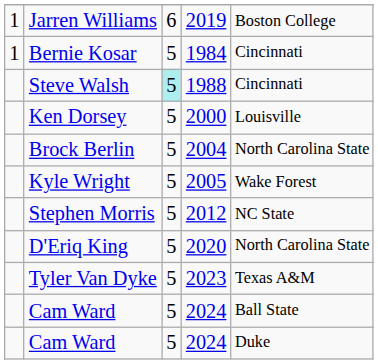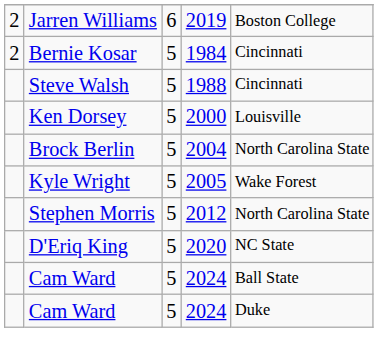(14, 20) 1 -> (14, 20) 2
(14, 52) 1 -> (14, 52) 2
(171, 85) paleturquoise background -> (171, 85) no background
(265, 213) NC State -> (302, 213) North Carolina State
(302, 246) North Carolina State -> (265, 246) NC State
- row: (93, 278)
